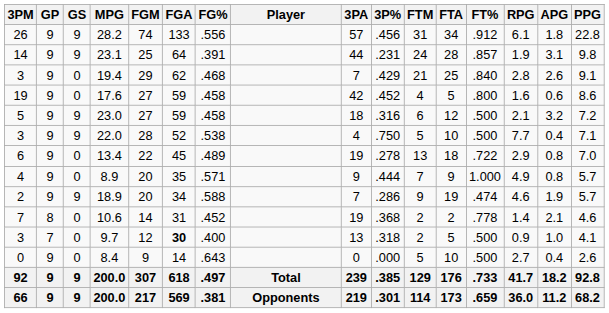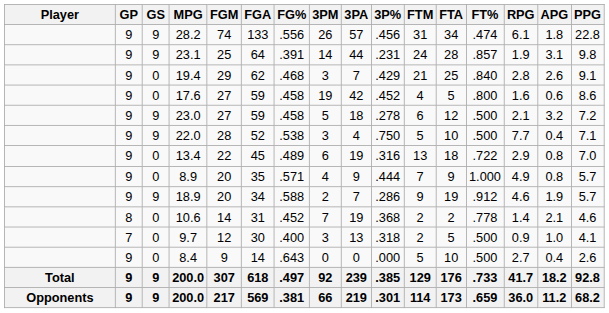columns swapped: (286, 15) <-> (21, 15)
(485, 35) .912 -> (485, 35) .474
(388, 116) .316 -> (388, 116) .278
(388, 156) .278 -> (388, 156) .316
(485, 197) .474 -> (485, 197) .912
(179, 237) bold -> (258, 237) normal
